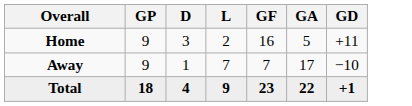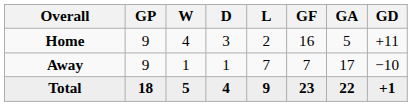+ column: (186, 16)
